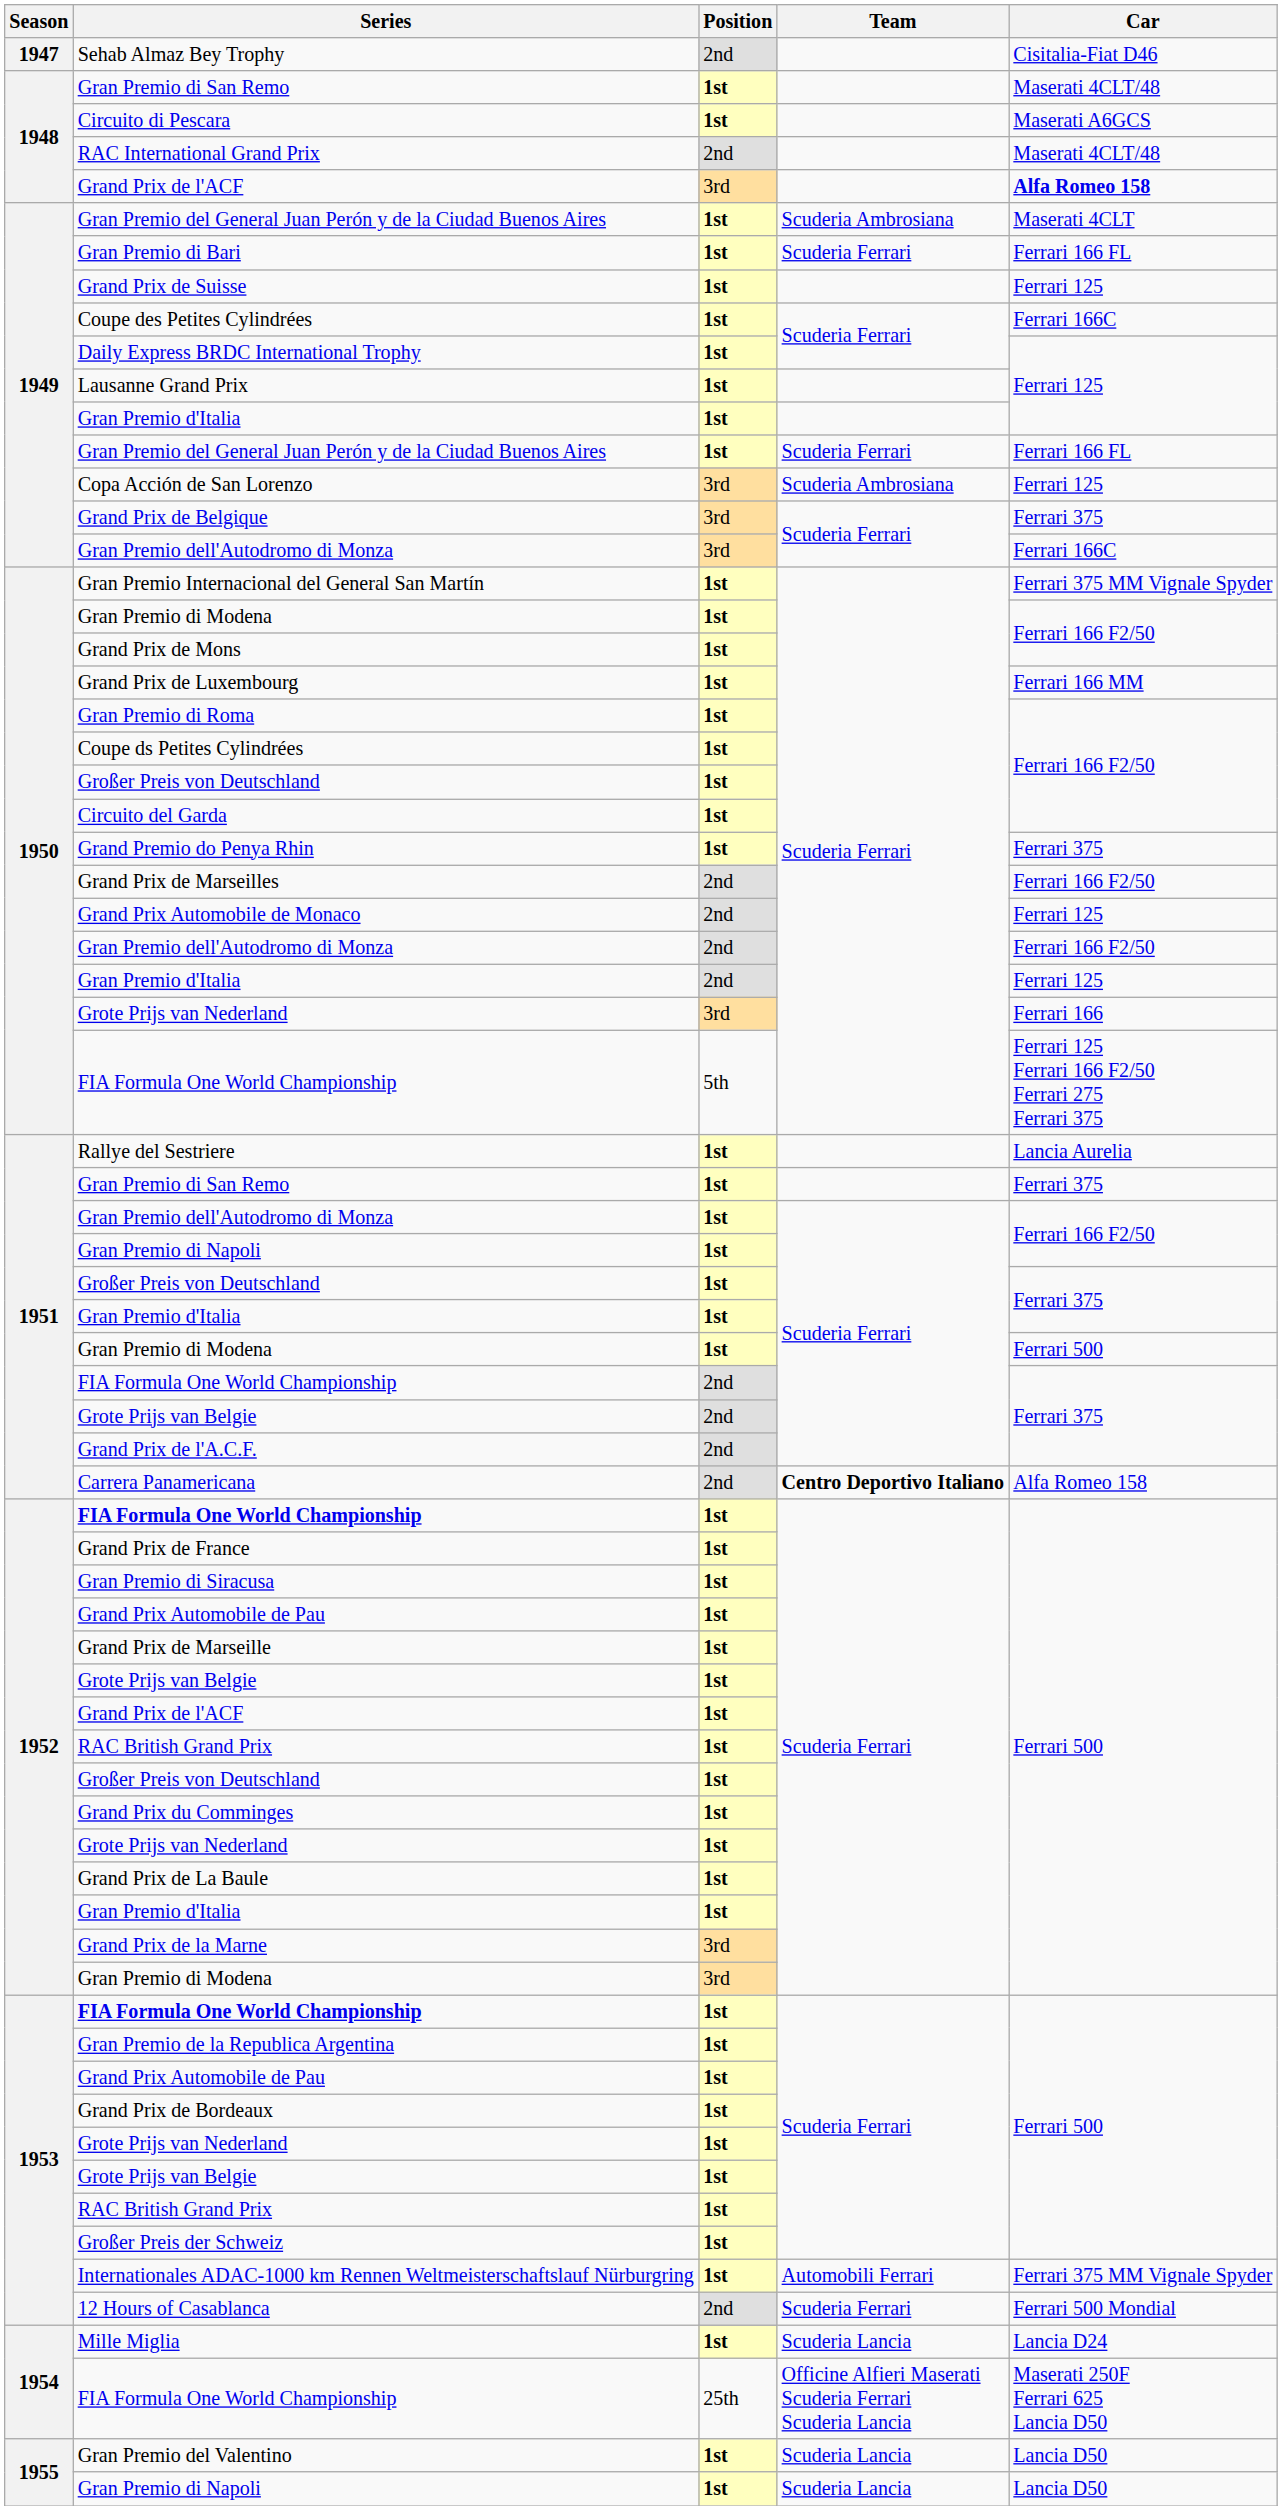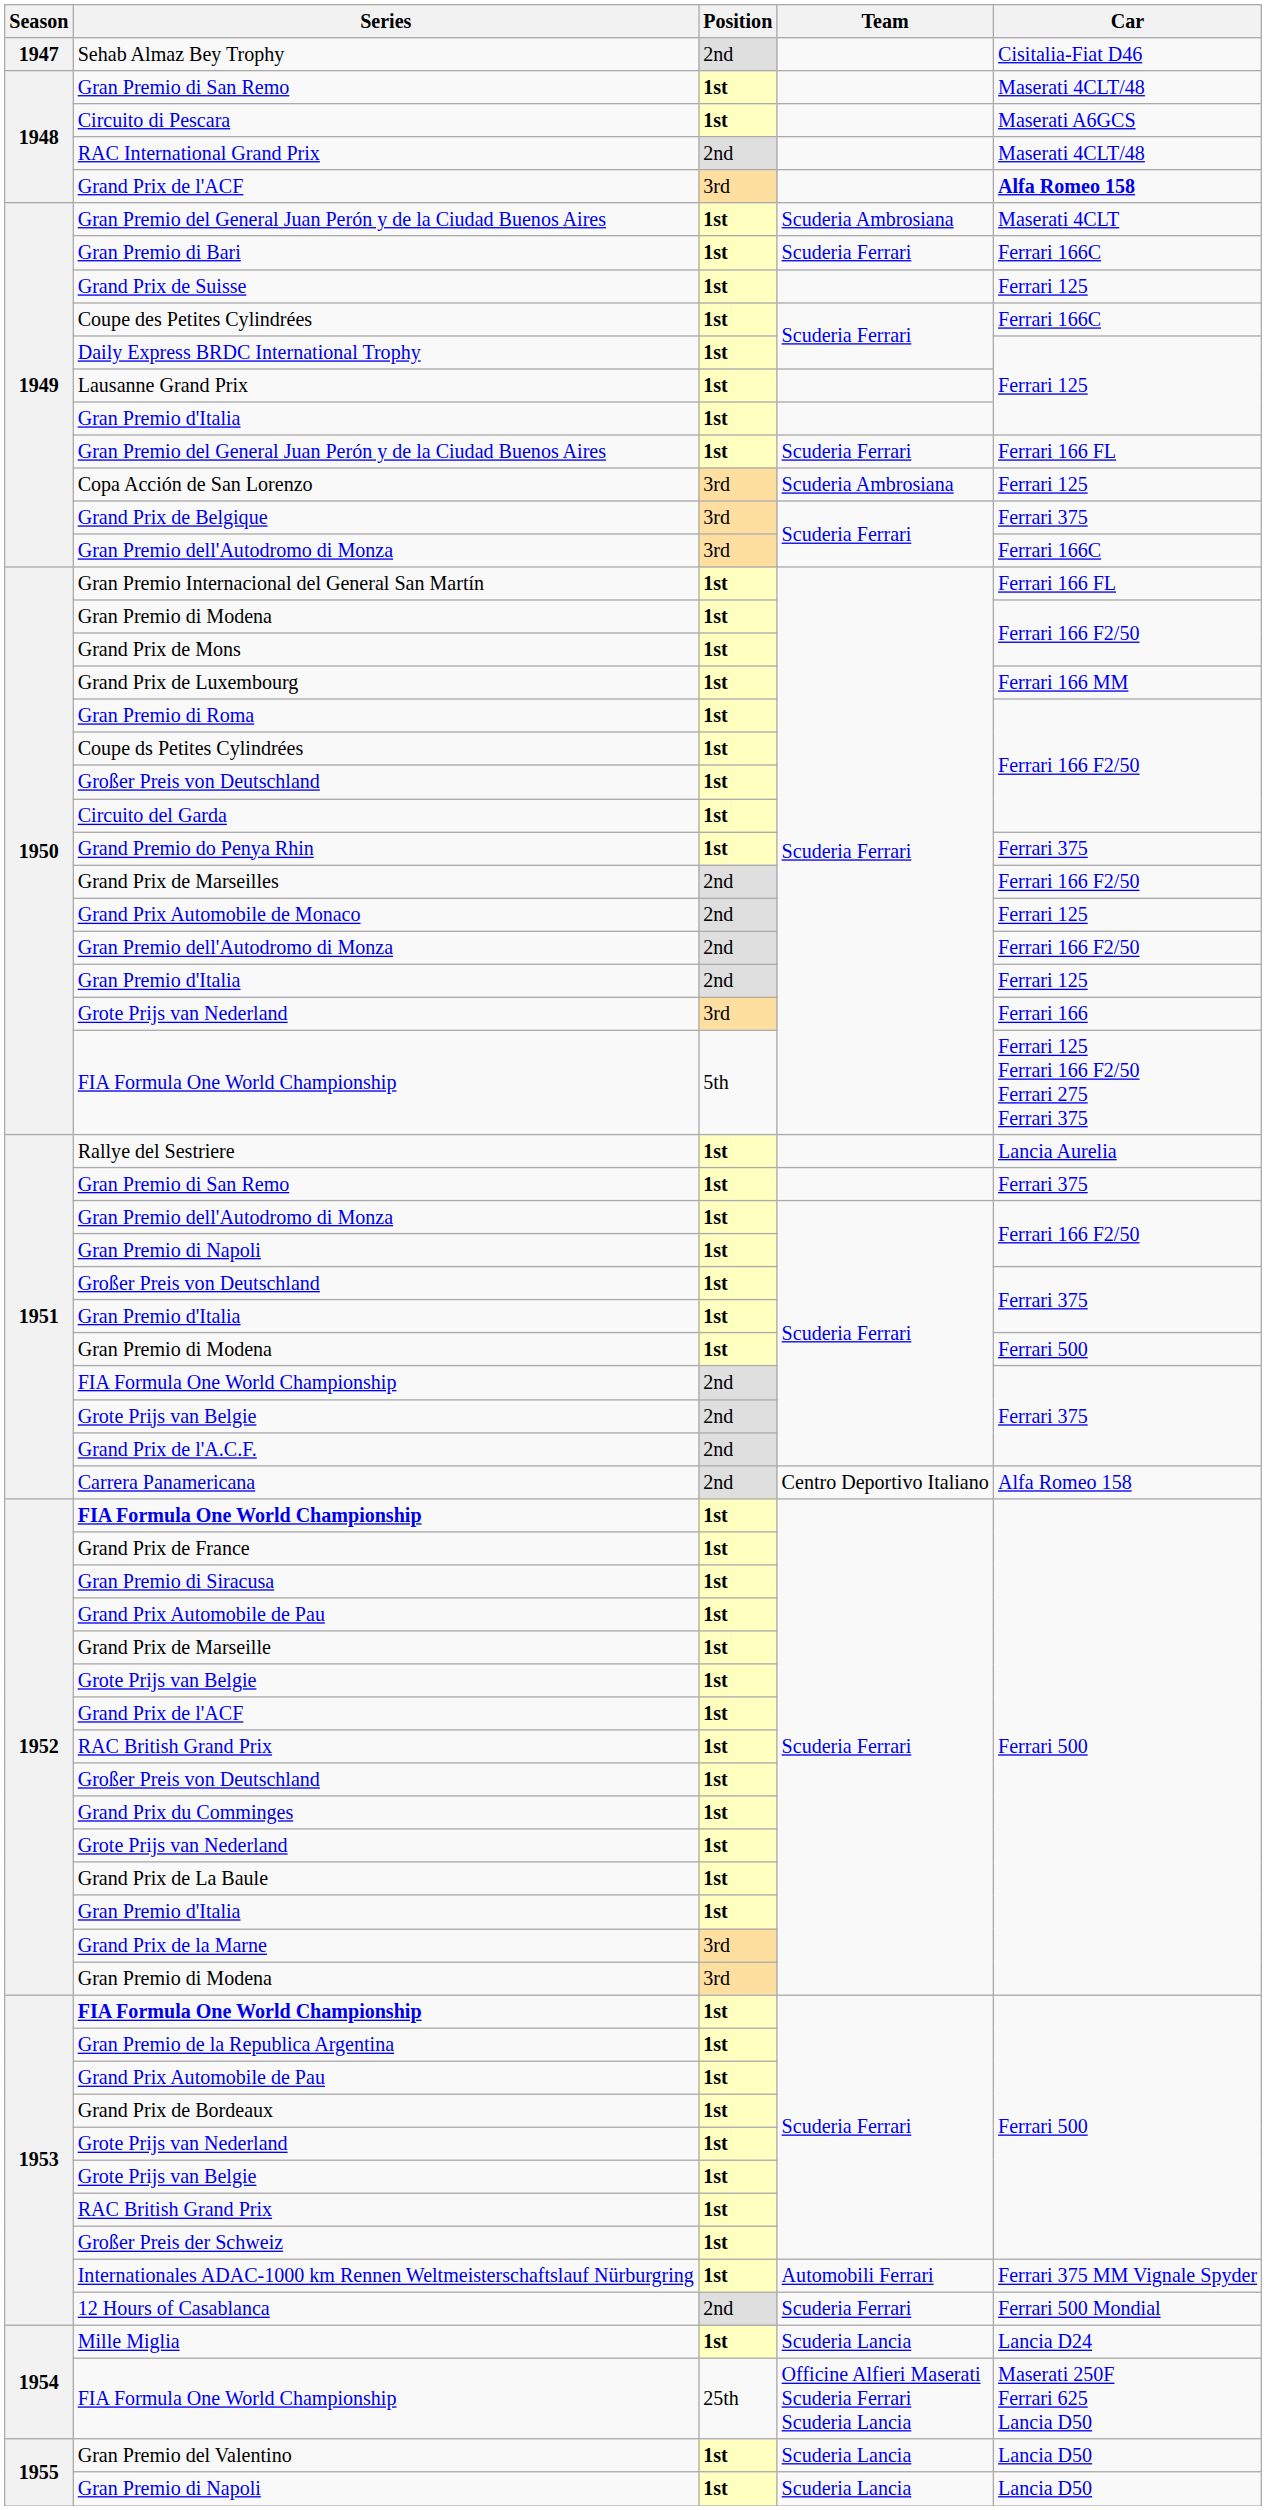(1072, 252) Ferrari 166 FL -> (1050, 252) Ferrari 166C
(1143, 583) Ferrari 375 MM Vignale Spyder -> (1057, 583) Ferrari 166 FL
(893, 1481) bold -> (885, 1481) normal
